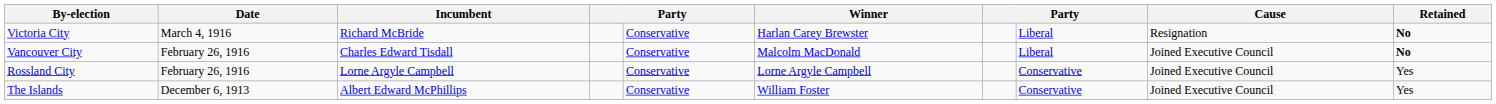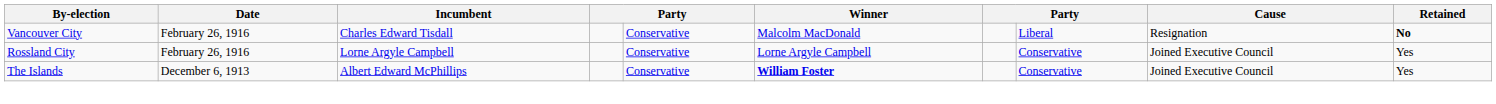- row: (38, 33)
(1212, 52) Joined Executive Council -> (1179, 33) Resignation
(793, 90) normal -> (796, 71) bold
